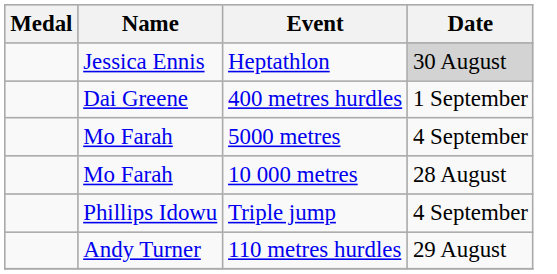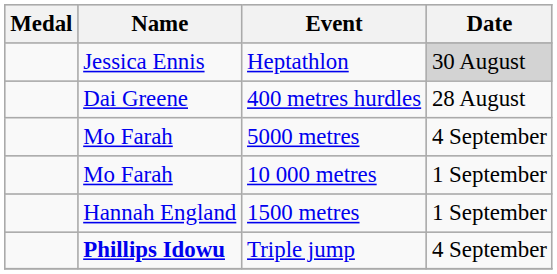(470, 99) 1 September -> (479, 99) 28 August
(460, 174) 28 August -> (489, 174) 1 September
+ row: (303, 212)
(150, 212) normal -> (154, 250) bold
- row: (315, 250)
